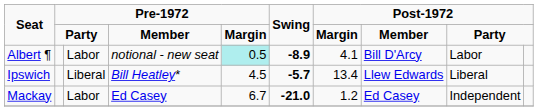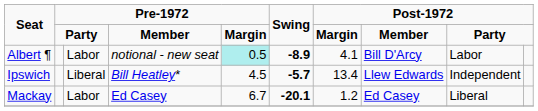(469, 75) Liberal -> (485, 75) Independent
(295, 95) -21.0 -> (295, 95) -20.1
(485, 95) Independent -> (469, 95) Liberal
